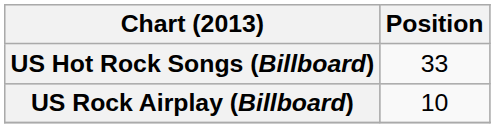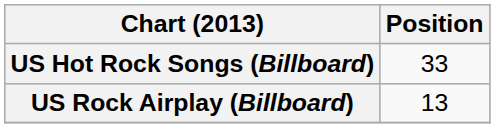(435, 102) 10 -> (435, 102) 13
